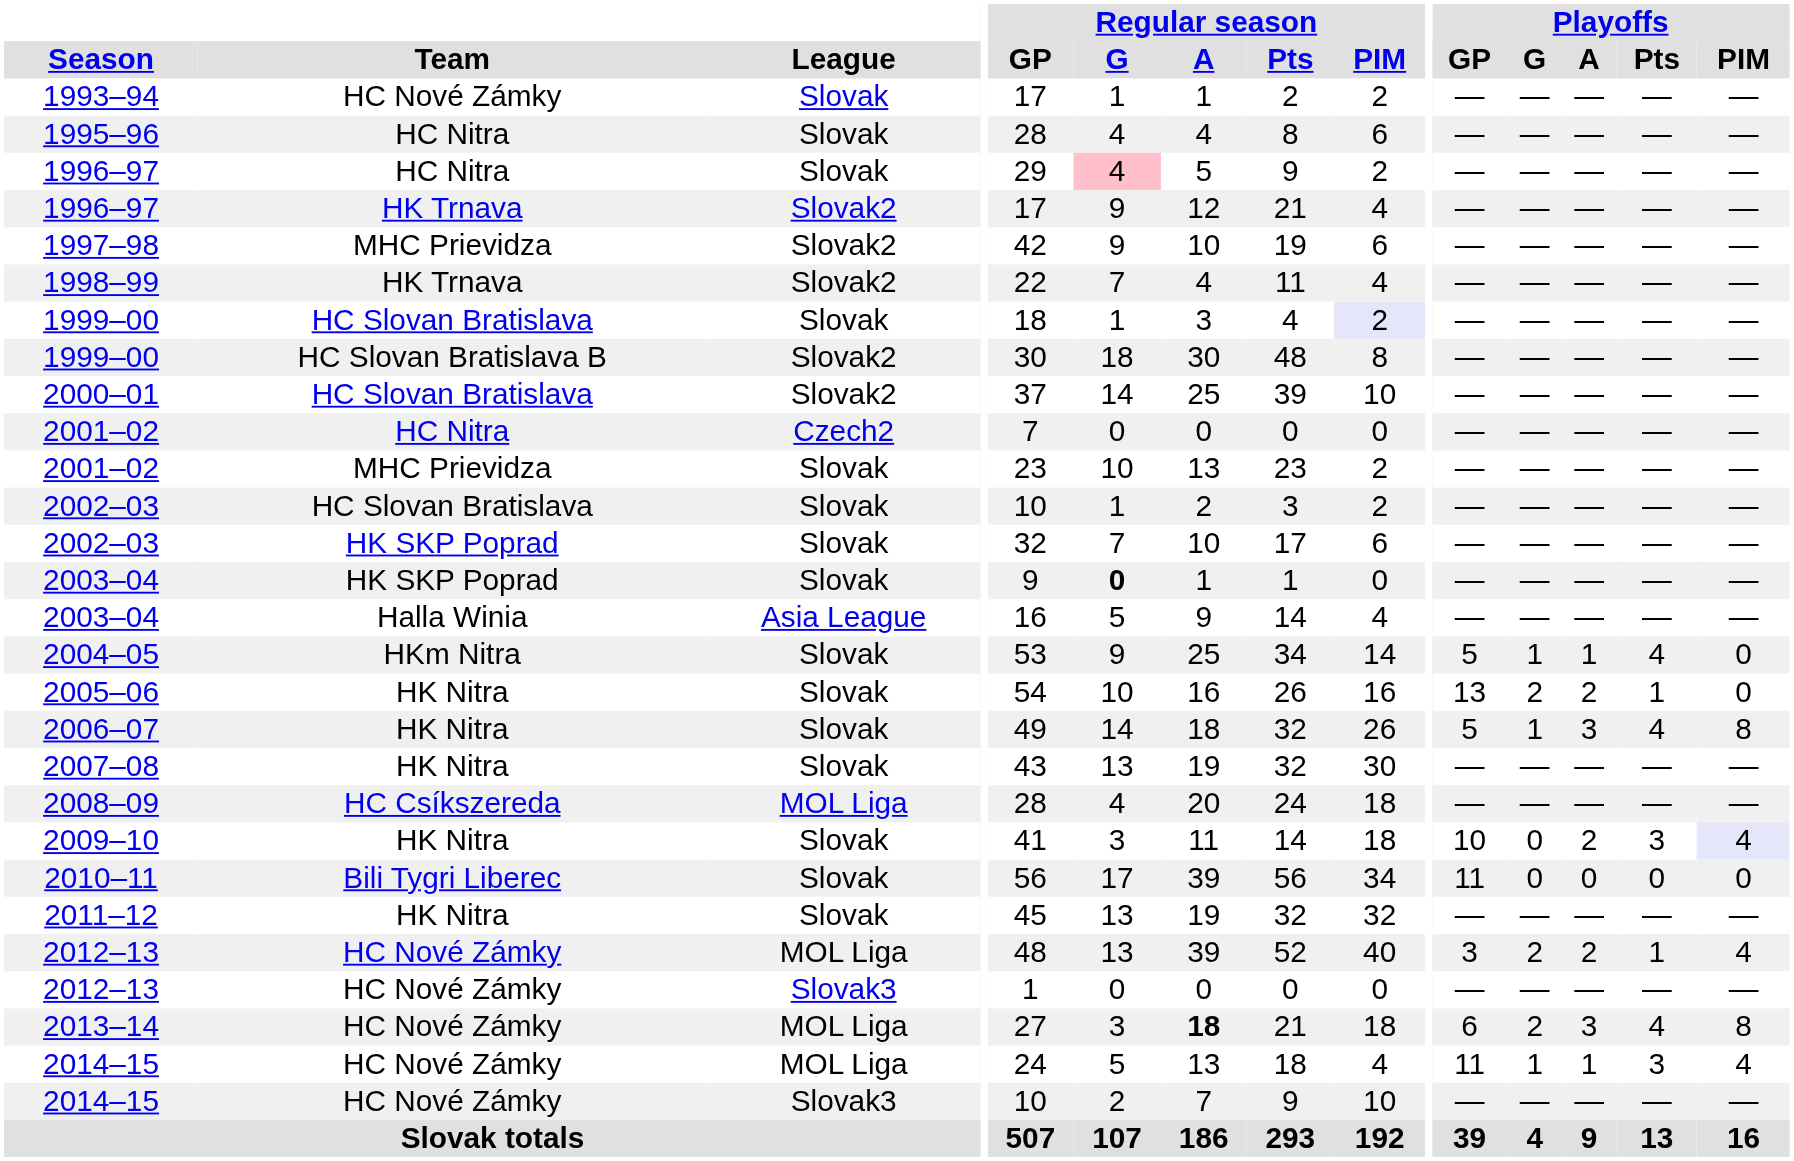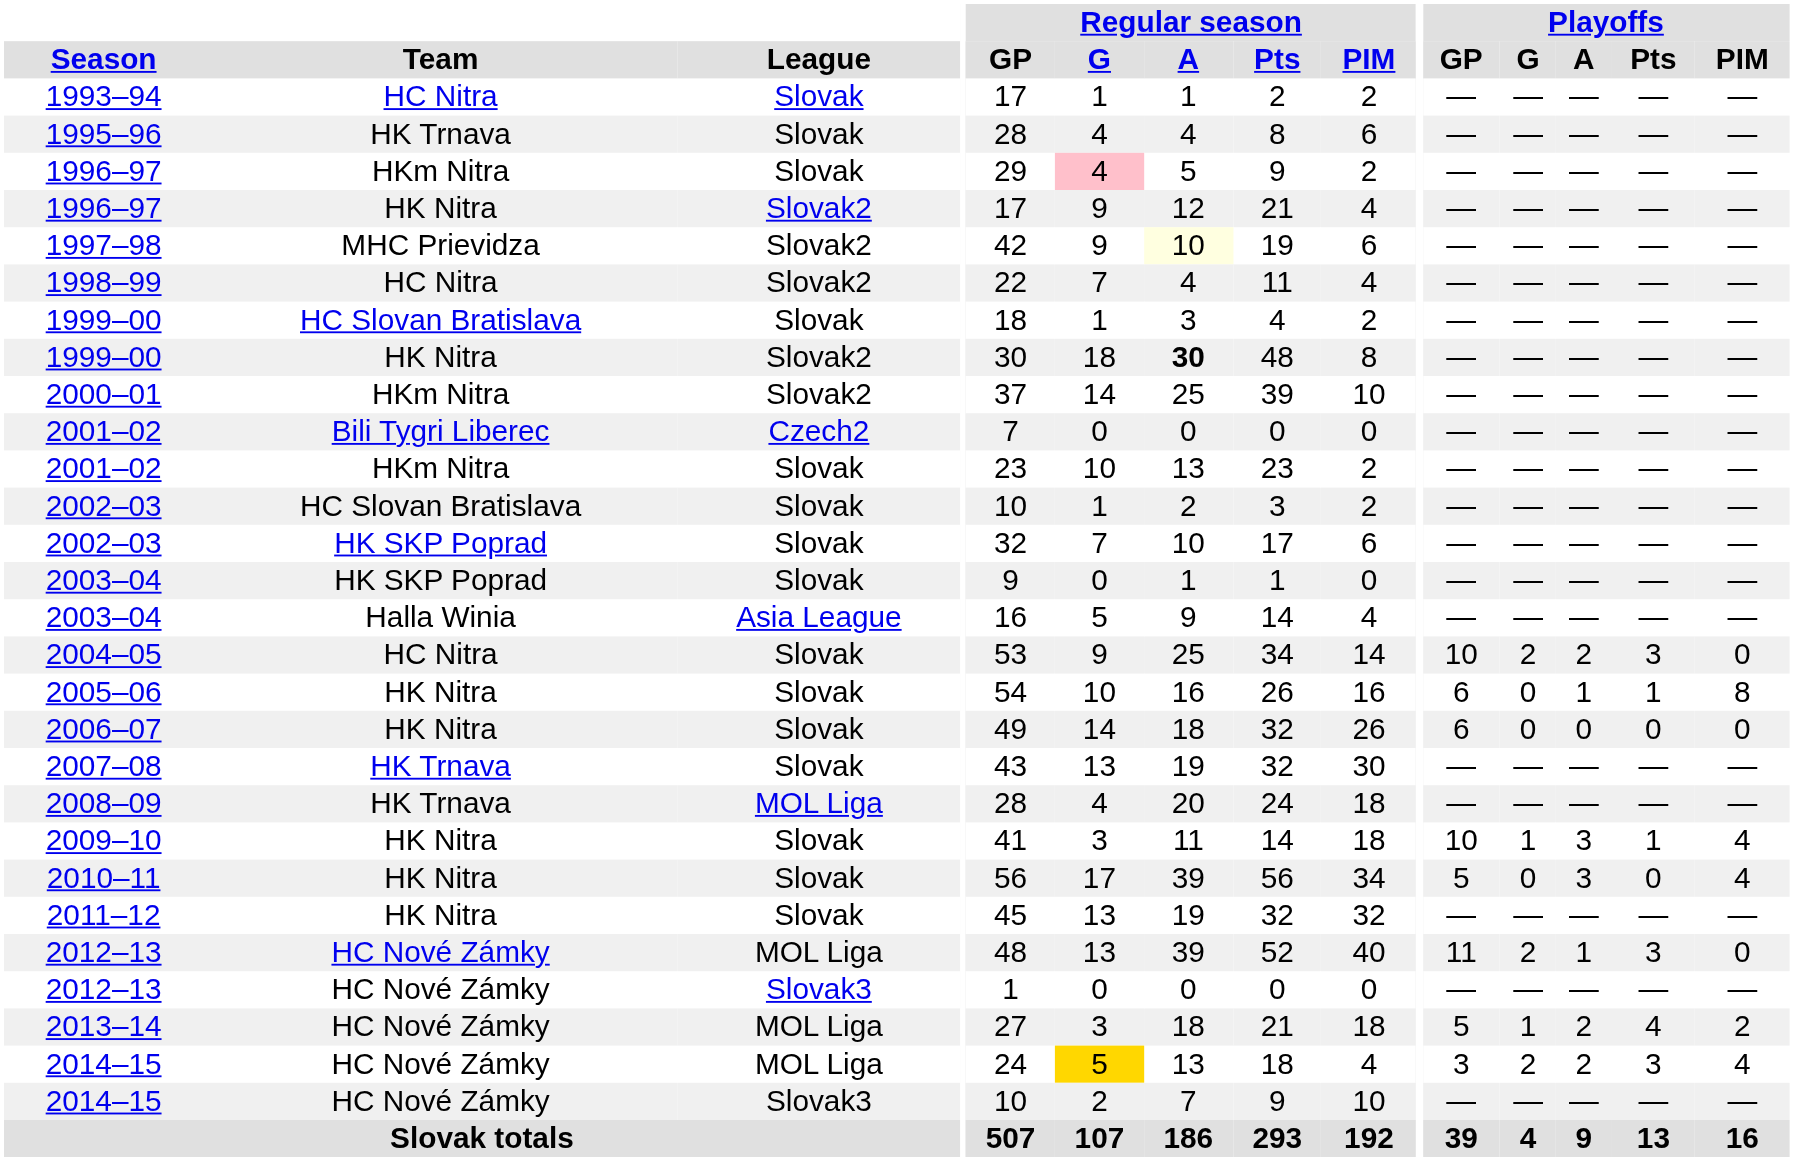(452, 96) HC Nové Zámky -> (441, 96) HC Nitra
(452, 133) HC Nitra -> (441, 133) HK Trnava
(452, 170) HC Nitra -> (441, 170) HKm Nitra
(452, 208) HK Trnava -> (441, 208) HK Nitra
(1204, 245) no background -> (1188, 245) lightyellow background
(452, 282) HK Trnava -> (441, 282) HC Nitra
(1380, 319) lavender background -> (1369, 319) no background
(452, 356) HC Slovan Bratislava B -> (441, 356) HK Nitra
(1204, 356) normal -> (1188, 356) bold
(452, 394) HC Slovan Bratislava -> (441, 394) HKm Nitra
(452, 431) HC Nitra -> (441, 431) Bili Tygri Liberec
(452, 468) MHC Prievidza -> (441, 468) HKm Nitra
(1117, 580) bold -> (1099, 580) normal
(452, 654) HKm Nitra -> (441, 654) HC Nitra
(1470, 654) 5 -> (1461, 654) 10
(1535, 654) 1 -> (1528, 654) 2
(1589, 654) 1 -> (1584, 654) 2
(1657, 654) 4 -> (1653, 654) 3
(1470, 691) 13 -> (1461, 691) 6
(1535, 691) 2 -> (1528, 691) 0
(1589, 691) 2 -> (1584, 691) 1
(1744, 691) 0 -> (1742, 691) 8
(1470, 728) 5 -> (1461, 728) 6
(1535, 728) 1 -> (1528, 728) 0
(1589, 728) 3 -> (1584, 728) 0
(1657, 728) 4 -> (1653, 728) 0
(1744, 728) 8 -> (1742, 728) 0
(452, 766) HK Nitra -> (441, 766) HK Trnava
(452, 803) HC Csíkszereda -> (441, 803) HK Trnava
(1535, 840) 0 -> (1528, 840) 1
(1589, 840) 2 -> (1584, 840) 3
(1657, 840) 3 -> (1653, 840) 1
(1744, 840) lavender background -> (1742, 840) no background
(452, 877) Bili Tygri Liberec -> (441, 877) HK Nitra
(1470, 877) 11 -> (1461, 877) 5
(1589, 877) 0 -> (1584, 877) 3
(1744, 877) 0 -> (1742, 877) 4
(1470, 952) 3 -> (1461, 952) 11
(1589, 952) 2 -> (1584, 952) 1
(1657, 952) 1 -> (1653, 952) 3
(1744, 952) 4 -> (1742, 952) 0
(1204, 1026) bold -> (1188, 1026) normal
(1470, 1026) 6 -> (1461, 1026) 5
(1535, 1026) 2 -> (1528, 1026) 1
(1589, 1026) 3 -> (1584, 1026) 2
(1744, 1026) 8 -> (1742, 1026) 2
(1117, 1063) no background -> (1099, 1063) gold background
(1470, 1063) 11 -> (1461, 1063) 3
(1535, 1063) 1 -> (1528, 1063) 2
(1589, 1063) 1 -> (1584, 1063) 2
